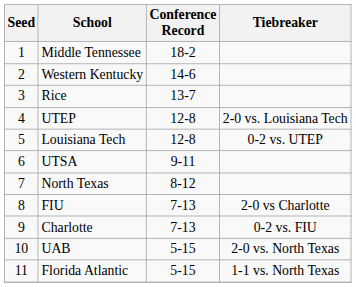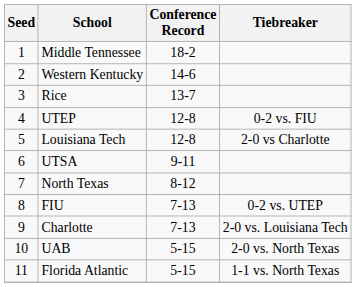(285, 118) 2-0 vs. Louisiana Tech -> (285, 118) 0-2 vs. FIU
(285, 140) 0-2 vs. UTEP -> (285, 140) 2-0 vs Charlotte
(285, 205) 2-0 vs Charlotte -> (285, 205) 0-2 vs. UTEP
(285, 227) 0-2 vs. FIU -> (285, 227) 2-0 vs. Louisiana Tech
